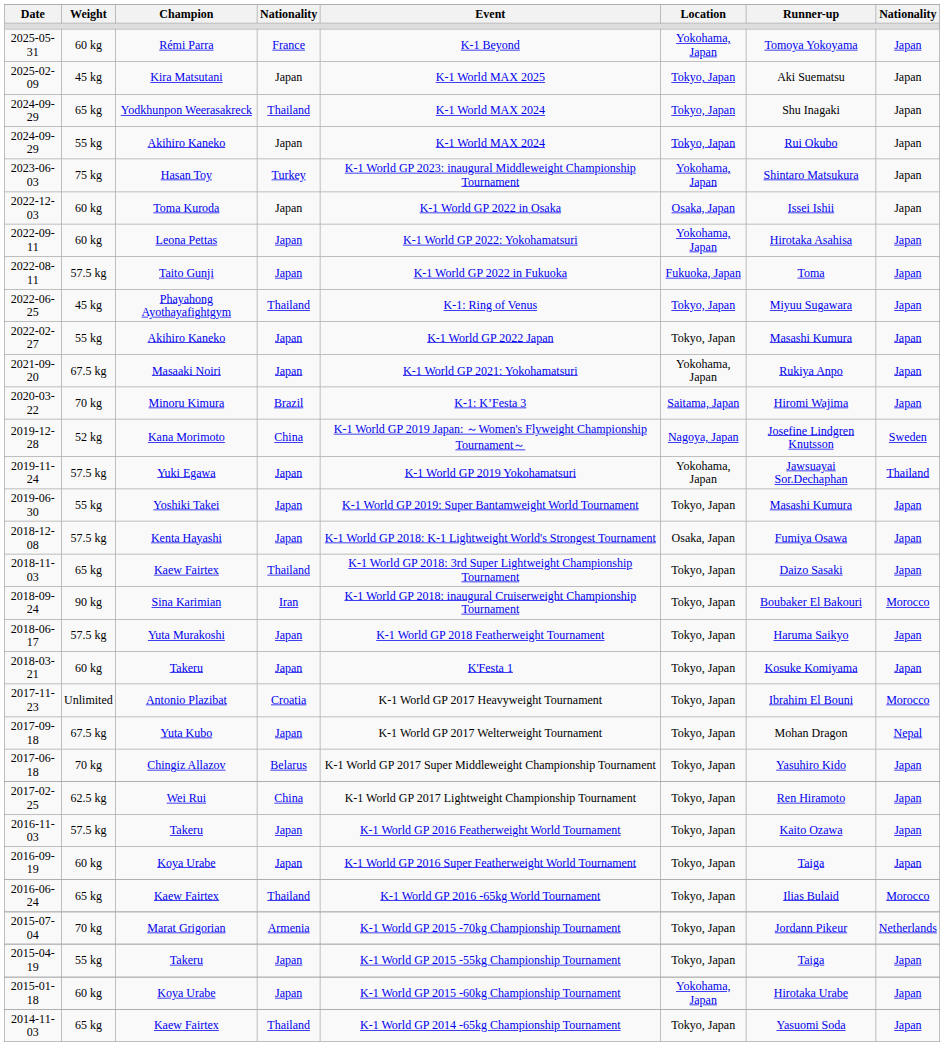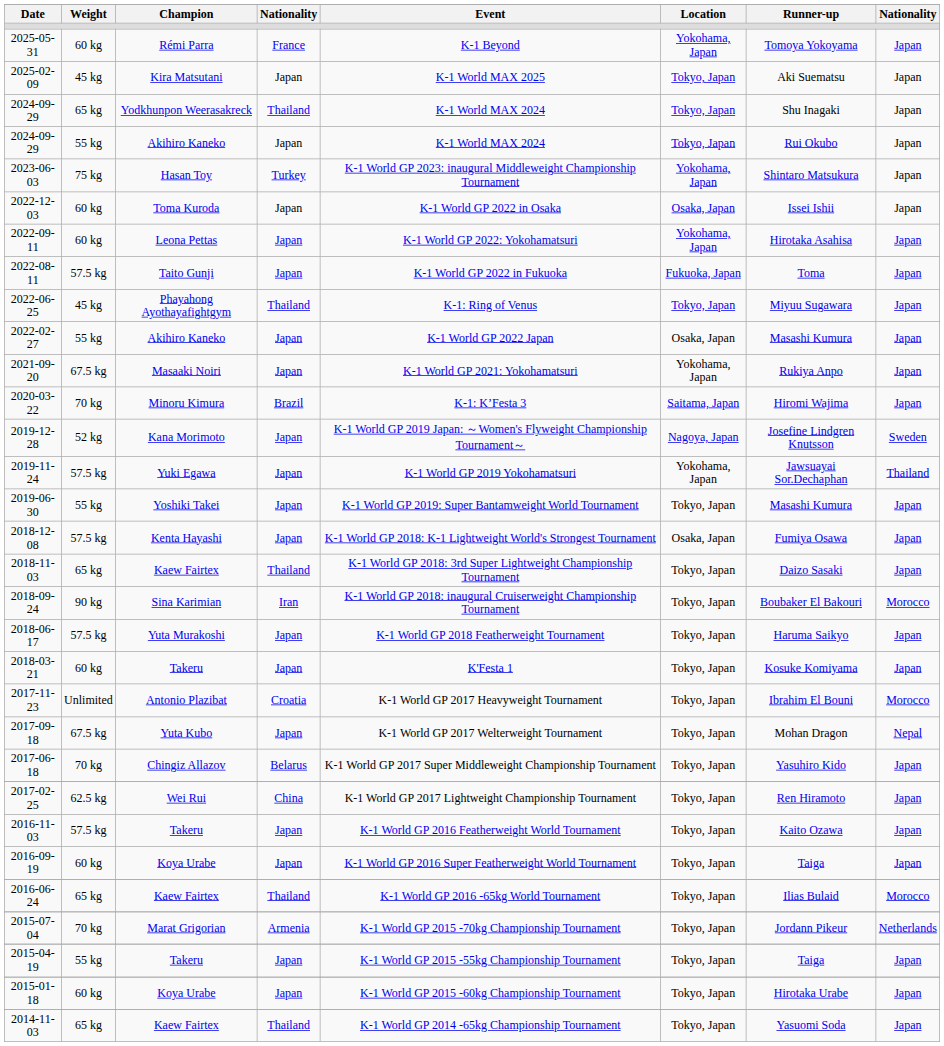(703, 338) Tokyo, Japan -> (703, 338) Osaka, Japan
(289, 437) China -> (289, 437) Japan
(703, 993) Yokohama, Japan -> (703, 993) Tokyo, Japan
